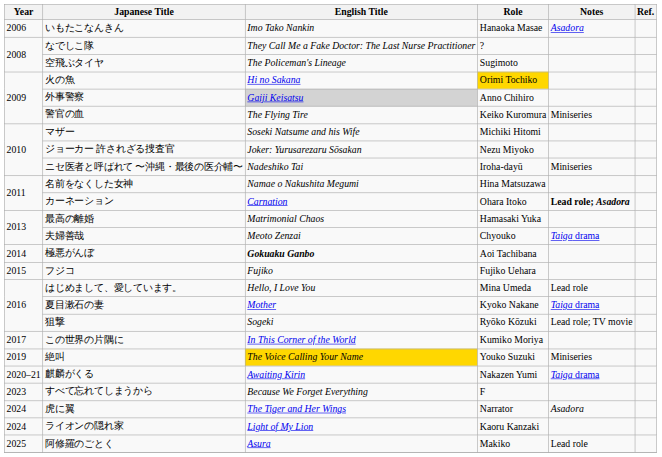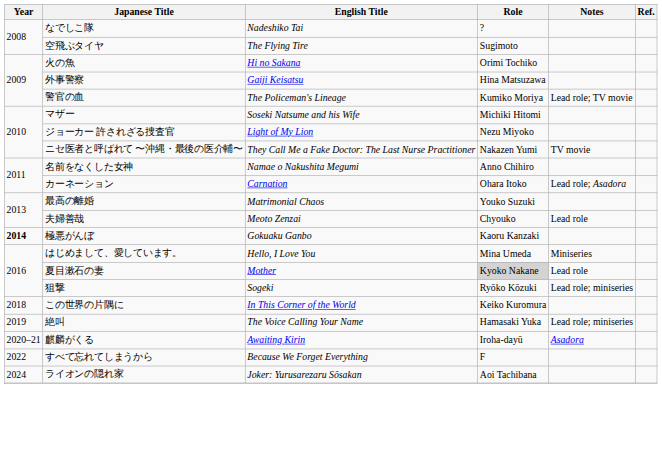- row: (84, 28)
(361, 45) They Call Me a Fake Doctor: The Last Nurse Practitioner -> (275, 28) Nadeshiko Tai
(297, 63) The Policeman's Lineage -> (278, 45) The Flying Tire
(509, 80) gold background -> (509, 63) no background
(275, 97) lightgrey background -> (275, 80) no background
(507, 97) Anno Chihiro -> (513, 80) Hina Matsuzawa
(278, 115) The Flying Tire -> (297, 97) The Policeman's Lineage
(513, 115) Keiko Kuromura -> (511, 97) Kumiko Moriya
(571, 115) Miniseries -> (592, 97) Lead role; TV movie
(304, 149) Joker: Yurusarezaru Sōsakan -> (280, 132) Light of My Lion
(275, 167) Nadeshiko Tai -> (361, 149) They Call Me a Fake Doctor: The Last Nurse Practitioner
(501, 167) Iroha-dayū -> (509, 149) Nakazen Yumi
(571, 167) Miniseries -> (571, 149) TV movie
(513, 184) Hina Matsuzawa -> (507, 167) Anno Chihiro
(590, 201) bold -> (588, 184) normal
(510, 219) Hamasaki Yuka -> (507, 201) Youko Suzuki
(575, 236) Taiga drama -> (569, 219) Lead role
(16, 253) normal -> (16, 236) bold
(281, 253) bold -> (279, 236) normal
(508, 253) Aoi Tachibana -> (510, 236) Kaoru Kanzaki
- row: (60, 270)
(569, 288) Lead role -> (571, 253) Miniseries
(509, 305) no background -> (509, 270) lightgrey background
(575, 305) Taiga drama -> (569, 270) Lead role
(592, 322) Lead role; TV movie -> (592, 288) Lead role; miniseries
(16, 340) 2017 -> (16, 305) 2018
(511, 340) Kumiko Moriya -> (513, 305) Keiko Kuromura
(305, 357) gold background -> (305, 322) no background
(507, 357) Youko Suzuki -> (510, 322) Hamasaki Yuka
(571, 357) Miniseries -> (592, 322) Lead role; miniseries
(509, 374) Nakazen Yumi -> (501, 340) Iroha-dayū
(575, 374) Taiga drama -> (567, 340) Asadora
(16, 392) 2023 -> (16, 357) 2022
- row: (60, 409)
(280, 426) Light of My Lion -> (304, 374) Joker: Yurusarezaru Sōsakan
(510, 426) Kaoru Kanzaki -> (508, 374) Aoi Tachibana
- row: (79, 443)
